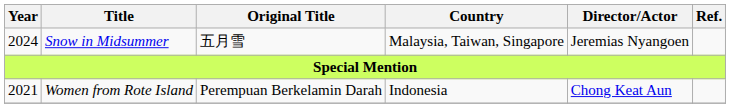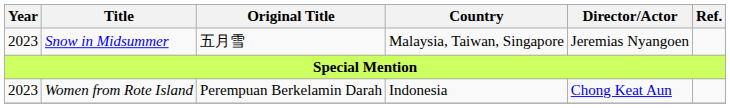(23, 41) 2024 -> (23, 41) 2023
(23, 90) 2021 -> (23, 90) 2023
